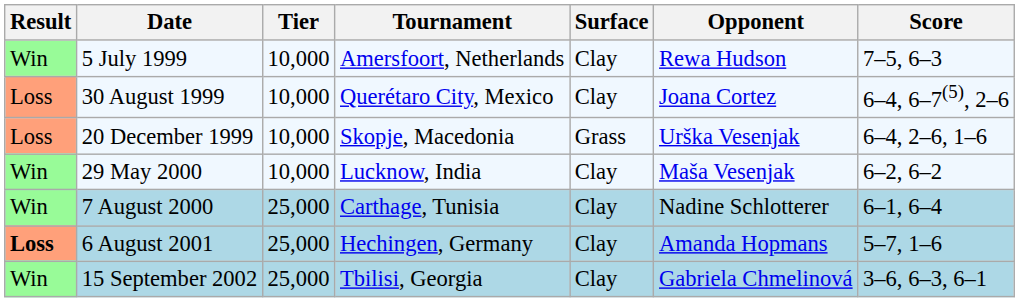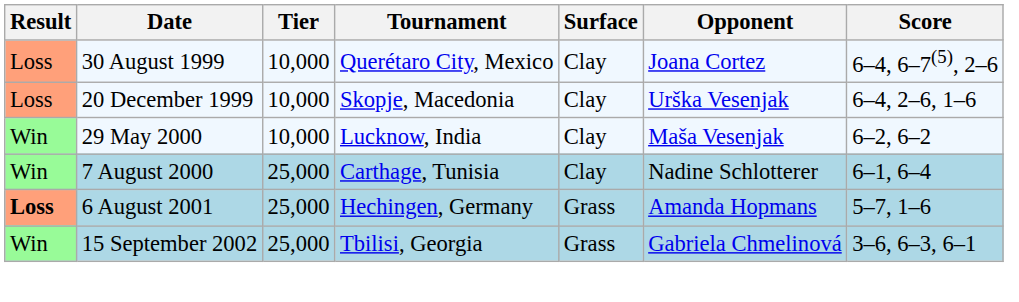- row: (134, 58)
(600, 135) Grass -> (585, 100) Clay
(596, 243) Clay -> (590, 207) Grass
(596, 278) Clay -> (590, 243) Grass
